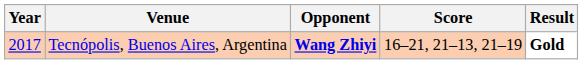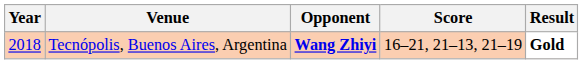(25, 45) 2017 -> (25, 45) 2018
